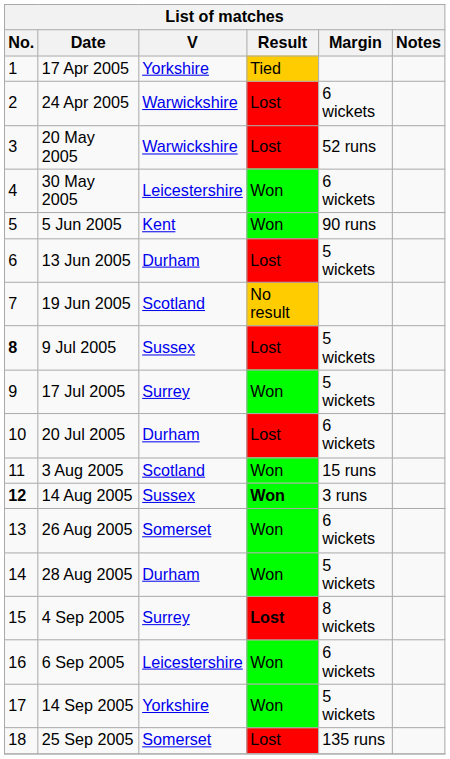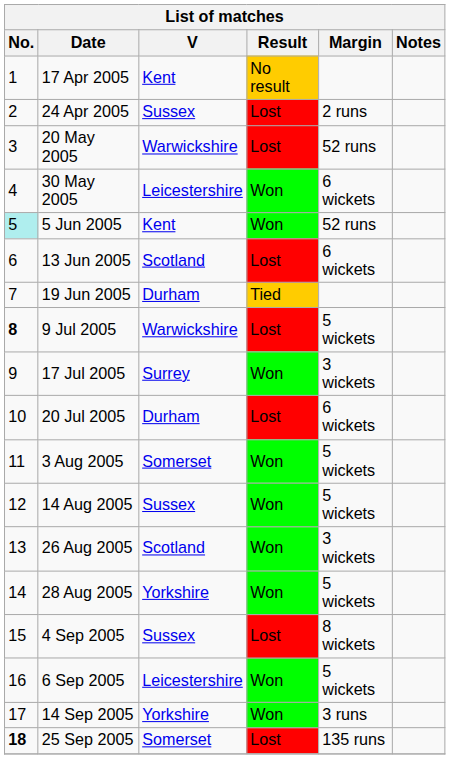(176, 68) Yorkshire -> (159, 77) Kent
(266, 68) Tied -> (270, 77) No result
(190, 103) Warwickshire -> (169, 112) Sussex
(349, 103) 6 wickets -> (345, 112) 2 runs
(13, 225) no background -> (13, 225) paleturquoise background
(349, 225) 90 runs -> (349, 225) 52 runs
(171, 260) Durham -> (174, 260) Scotland
(349, 260) 5 wickets -> (349, 260) 6 wickets
(174, 304) Scotland -> (171, 295) Durham
(270, 304) No result -> (266, 295) Tied
(169, 347) Sussex -> (190, 329) Warwickshire
(349, 391) 5 wickets -> (349, 373) 3 wickets
(174, 470) Scotland -> (177, 461) Somerset
(349, 470) 15 runs -> (349, 461) 5 wickets
(17, 495) bold -> (17, 505) normal
(268, 495) bold -> (267, 505) normal
(345, 495) 3 runs -> (349, 505) 5 wickets
(177, 530) Somerset -> (174, 548) Scotland
(349, 530) 6 wickets -> (349, 548) 3 wickets
(171, 574) Durham -> (176, 592) Yorkshire
(166, 618) Surrey -> (169, 636) Sussex
(267, 618) bold -> (265, 636) normal
(349, 662) 6 wickets -> (349, 680) 5 wickets
(349, 705) 5 wickets -> (345, 714) 3 runs
(17, 740) normal -> (17, 740) bold
